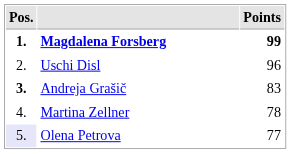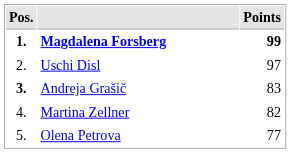(274, 65) 96 -> (274, 65) 97
(274, 112) 78 -> (274, 112) 82
(21, 135) lavender background -> (21, 135) no background
